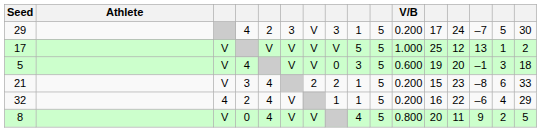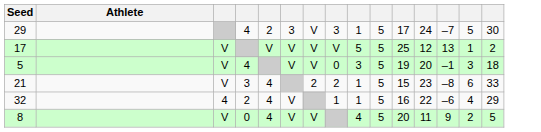- column: (408, 13)
